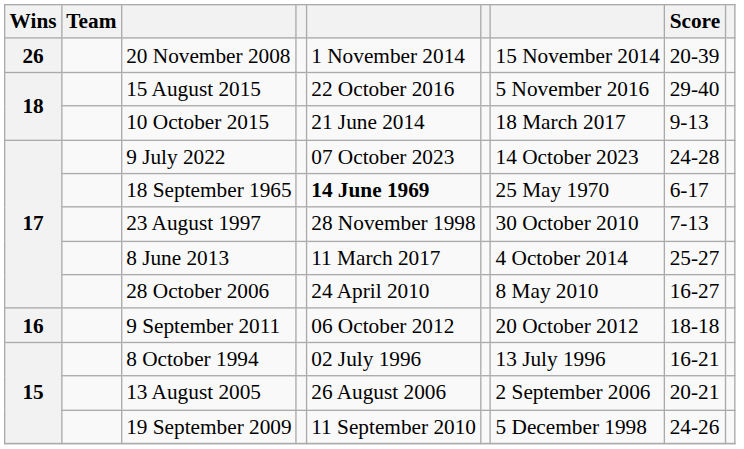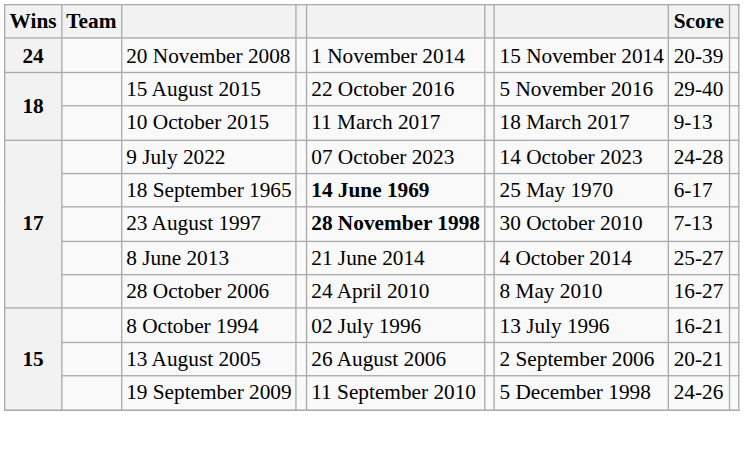(33, 55) 26 -> (33, 55) 24
(368, 122) 21 June 2014 -> (376, 122) 11 March 2017
(393, 223) normal -> (396, 223) bold
(376, 257) 11 March 2017 -> (368, 257) 21 June 2014
- row: (203, 325)
